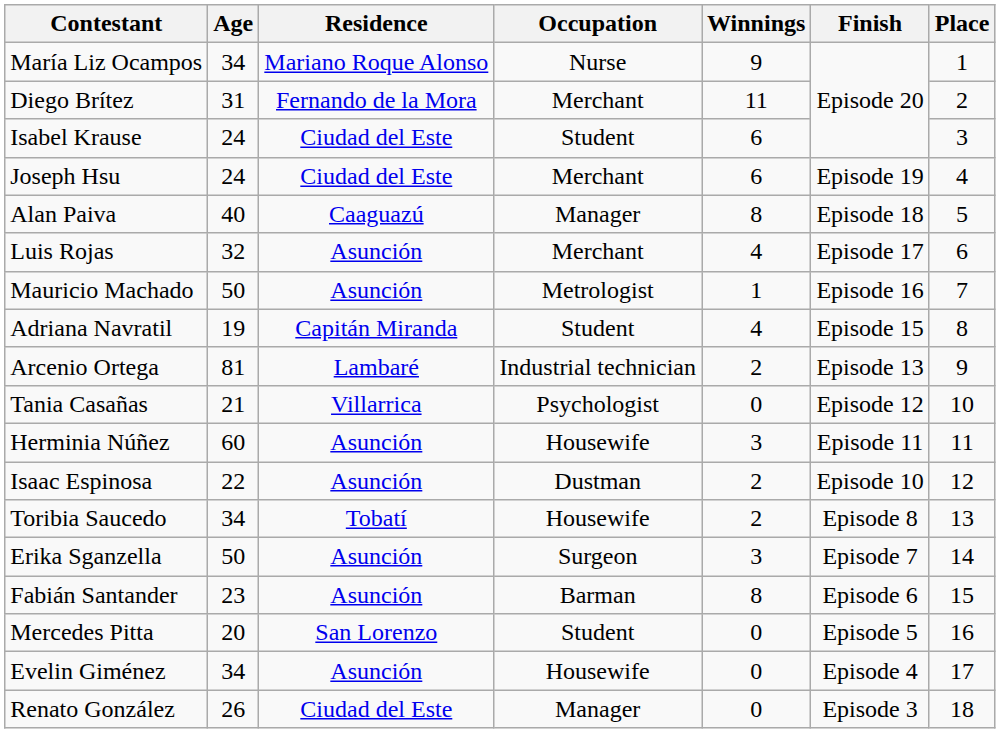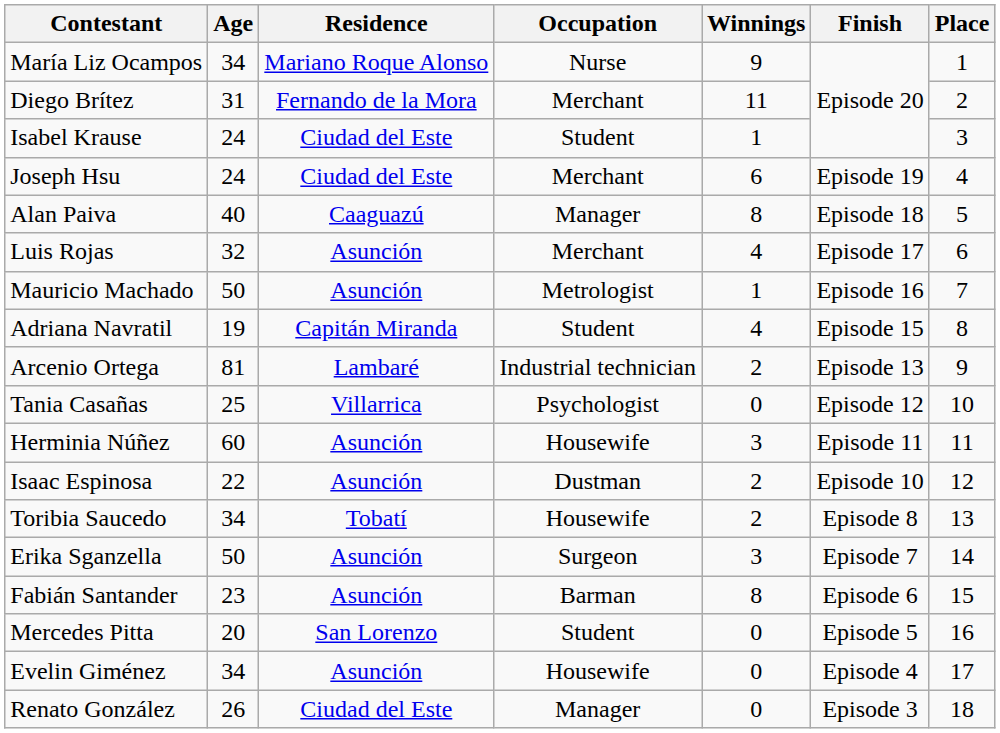(756, 137) 6 -> (756, 137) 1
(233, 404) 21 -> (233, 404) 25
